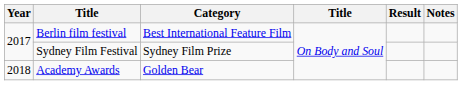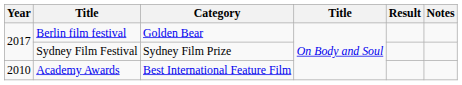(217, 32) Best International Feature Film -> (173, 32) Golden Bear
(19, 70) 2018 -> (19, 70) 2010
(173, 70) Golden Bear -> (217, 70) Best International Feature Film
